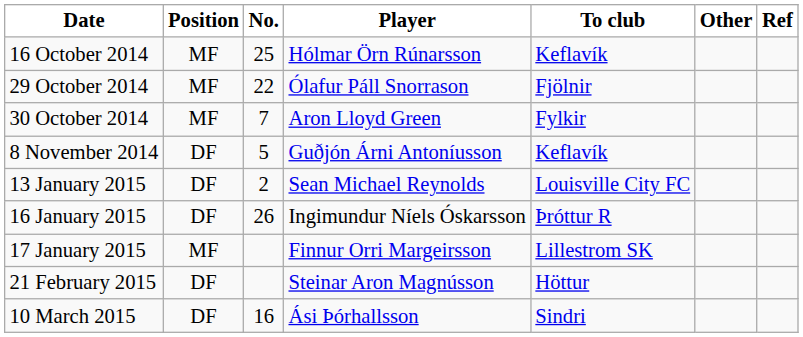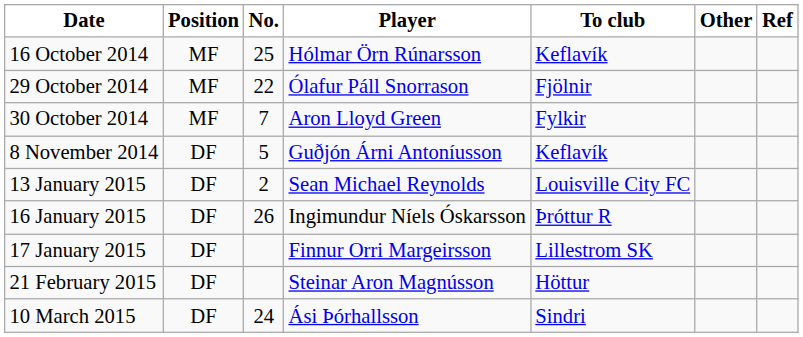(204, 250) MF -> (203, 250) DF
(264, 315) 16 -> (264, 315) 24
